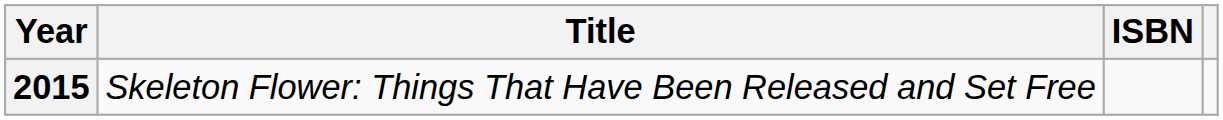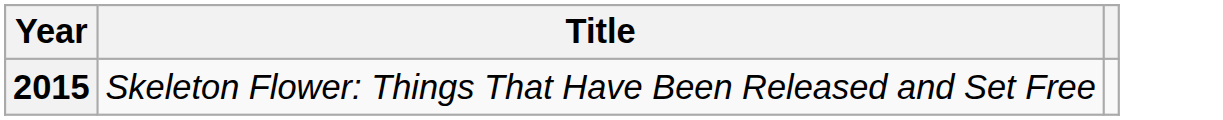- column: (1153, 31)
